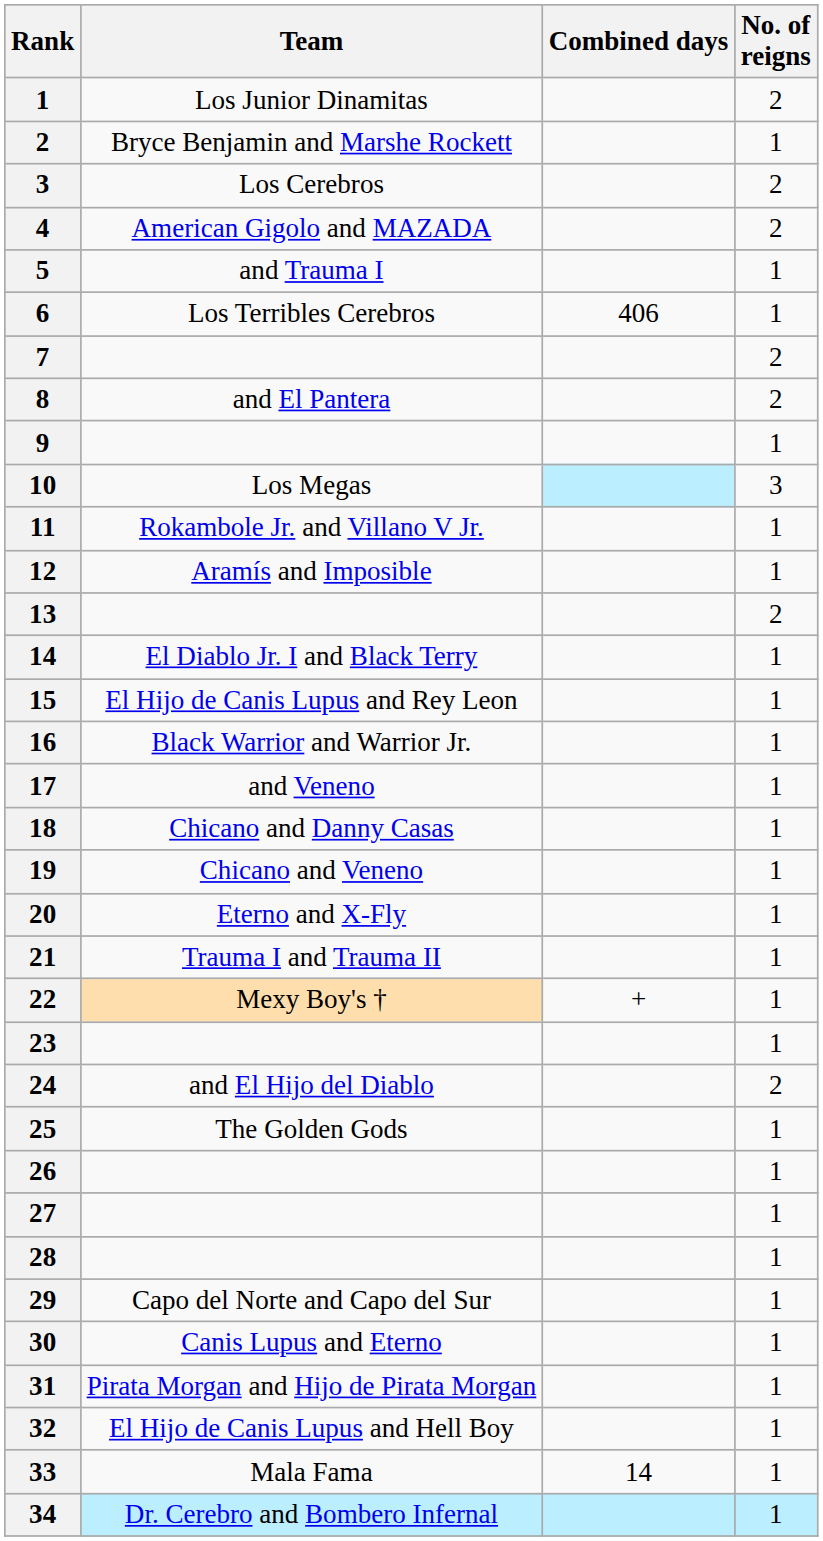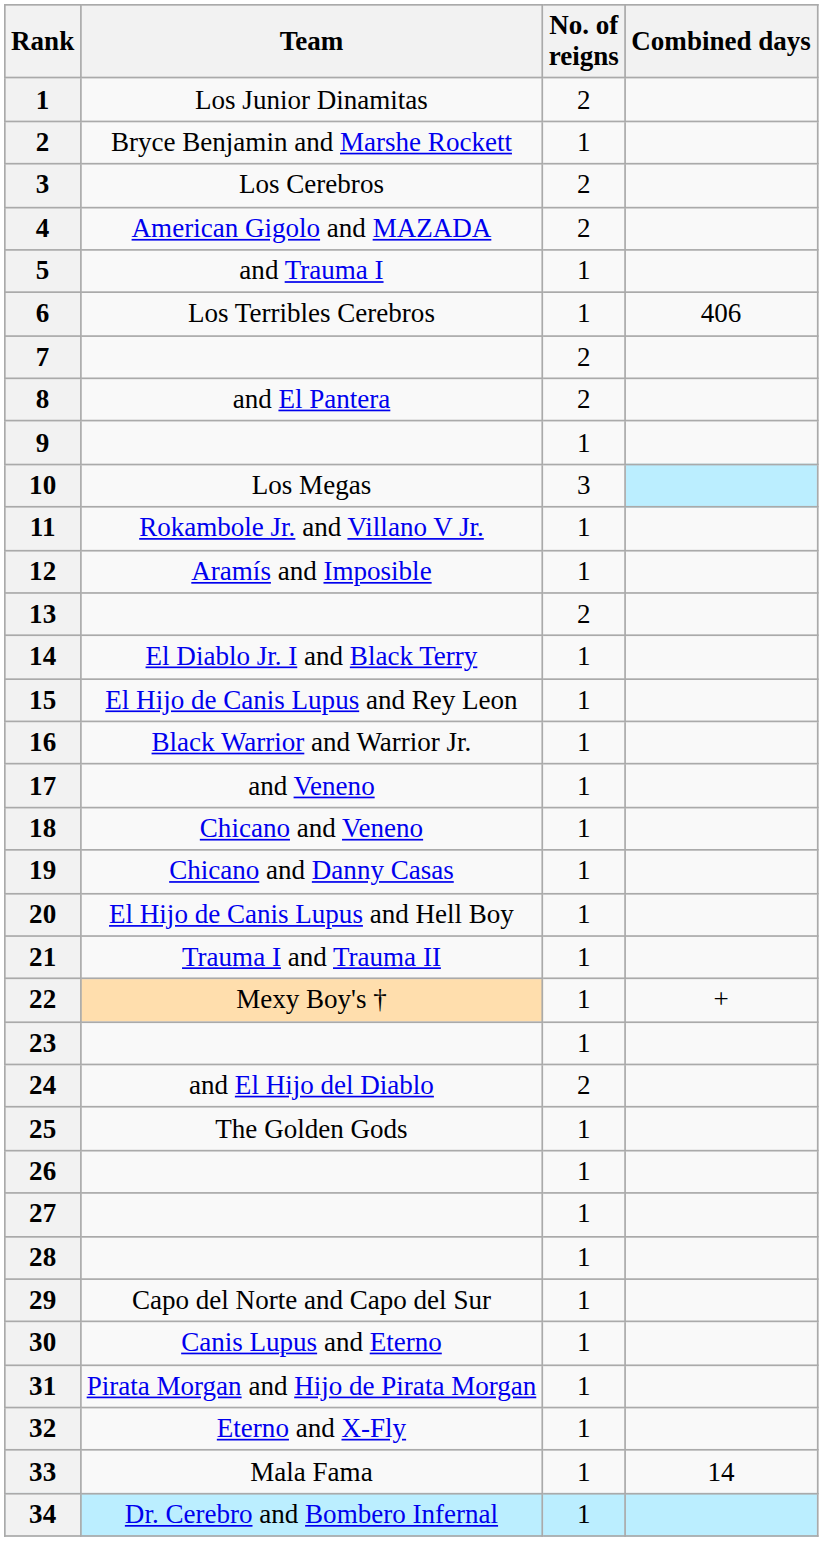columns swapped: (776, 41) <-> (639, 41)
(311, 828) Chicano and Danny Casas -> (311, 828) Chicano and Veneno
(311, 871) Chicano and Veneno -> (311, 871) Chicano and Danny Casas
(311, 914) Eterno and X-Fly -> (311, 914) El Hijo de Canis Lupus and Hell Boy
(311, 1428) El Hijo de Canis Lupus and Hell Boy -> (311, 1428) Eterno and X-Fly
